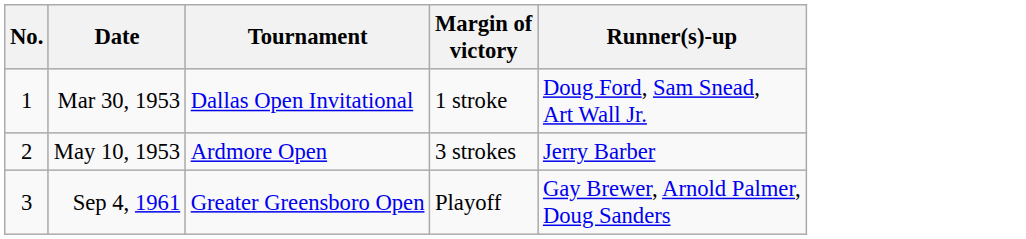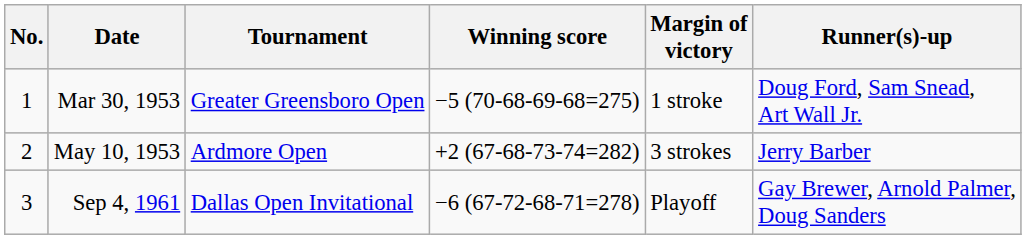+ column: (537, 36)
(302, 100) Dallas Open Invitational -> (308, 100) Greater Greensboro Open
(308, 202) Greater Greensboro Open -> (302, 202) Dallas Open Invitational
